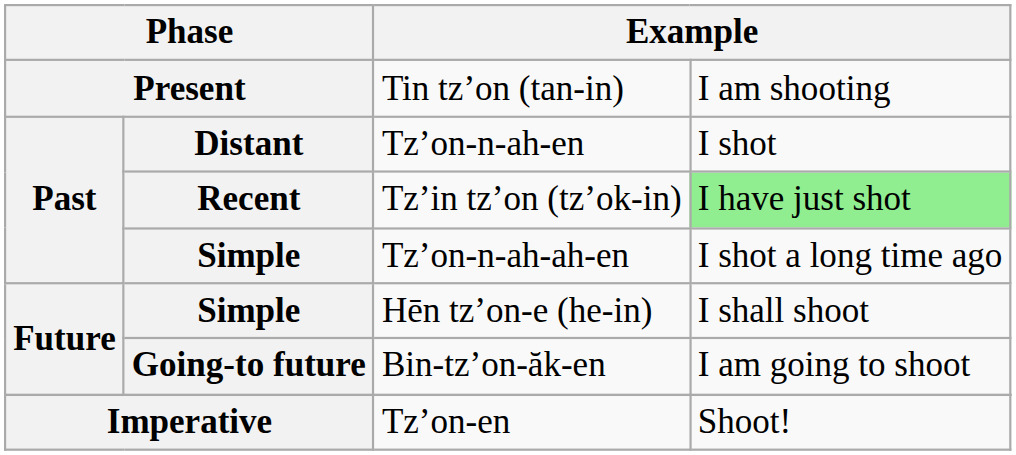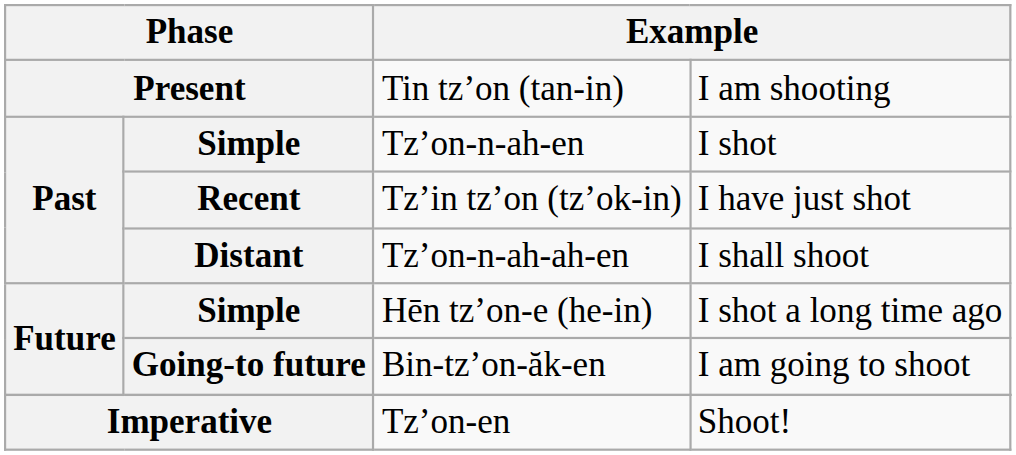(249, 143) Distant -> (249, 143) Simple
(804, 198) lightgreen background -> (804, 198) no background
(249, 254) Simple -> (249, 254) Distant
(850, 254) I shot a long time ago -> (783, 254) I shall shoot
(783, 310) I shall shoot -> (850, 310) I shot a long time ago
